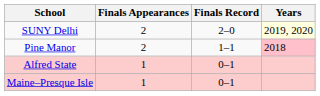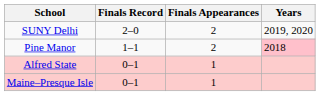columns swapped: (226, 13) <-> (143, 13)
(288, 30) lightyellow background -> (288, 30) no background
